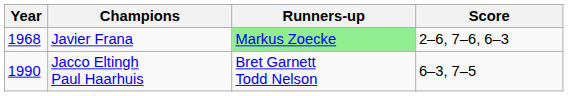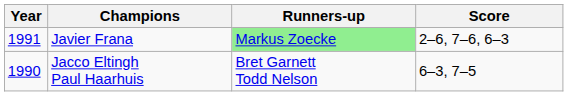(24, 39) 1968 -> (24, 39) 1991
